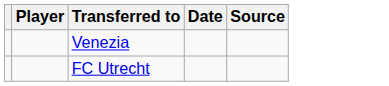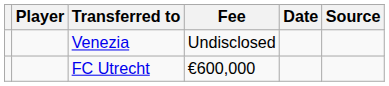+ column: (232, 17)
